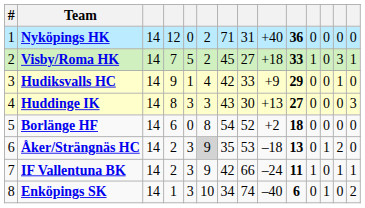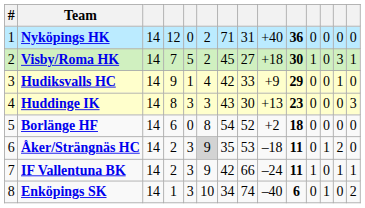(296, 59) 33 -> (296, 59) 30
(296, 103) 27 -> (296, 103) 23
(296, 147) 13 -> (296, 147) 11
